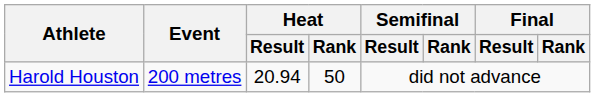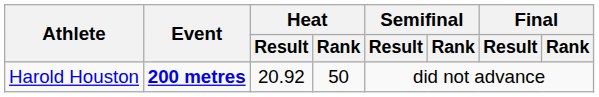(195, 77) normal -> (197, 77) bold
(277, 77) 20.94 -> (281, 77) 20.92
